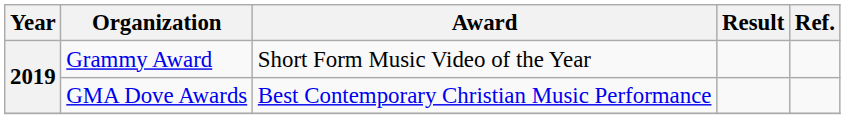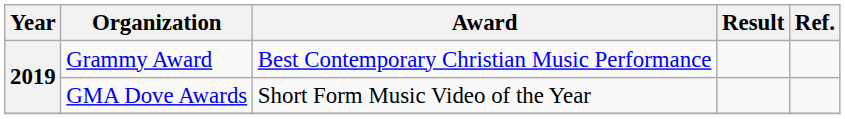(424, 58) Short Form Music Video of the Year -> (485, 58) Best Contemporary Christian Music Performance
(485, 95) Best Contemporary Christian Music Performance -> (424, 95) Short Form Music Video of the Year
